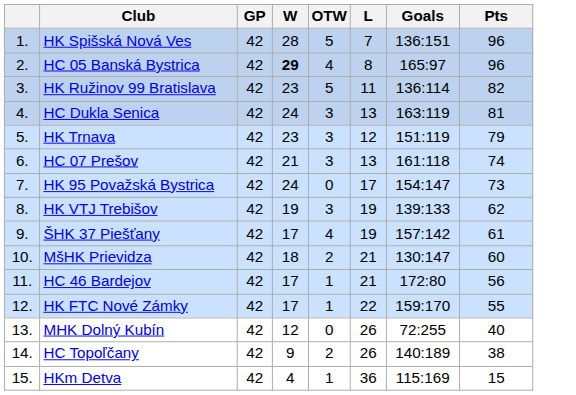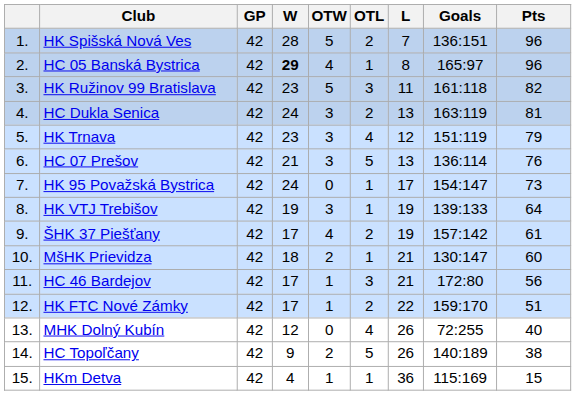+ column: (369, 16)
(423, 88) 136:114 -> (460, 88) 161:118
(423, 161) 161:118 -> (460, 161) 136:114
(496, 161) 74 -> (534, 161) 76
(496, 209) 62 -> (534, 209) 64
(496, 305) 55 -> (534, 305) 51
